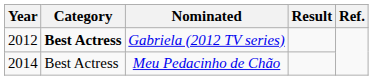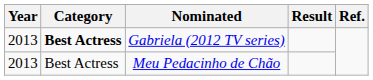(23, 39) 2012 -> (23, 39) 2013
(23, 63) 2014 -> (23, 63) 2013
